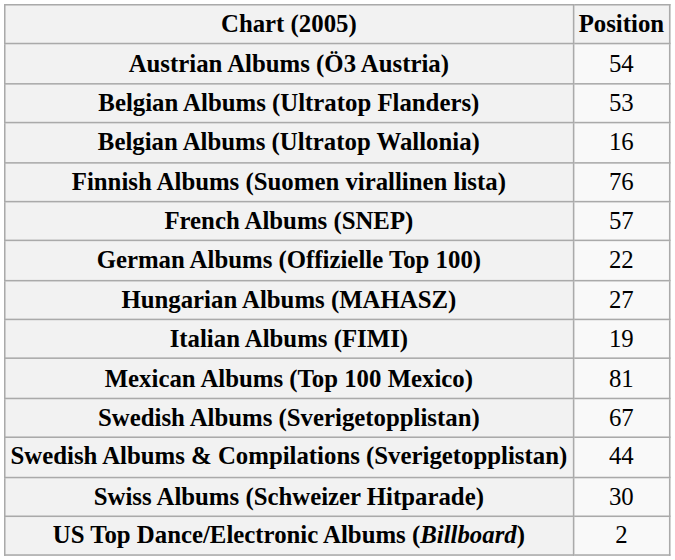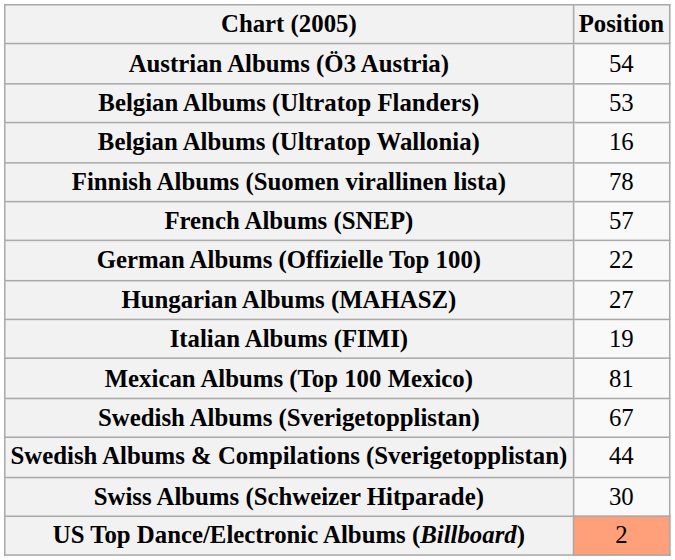(621, 181) 76 -> (621, 181) 78
(621, 535) no background -> (621, 535) lightsalmon background
